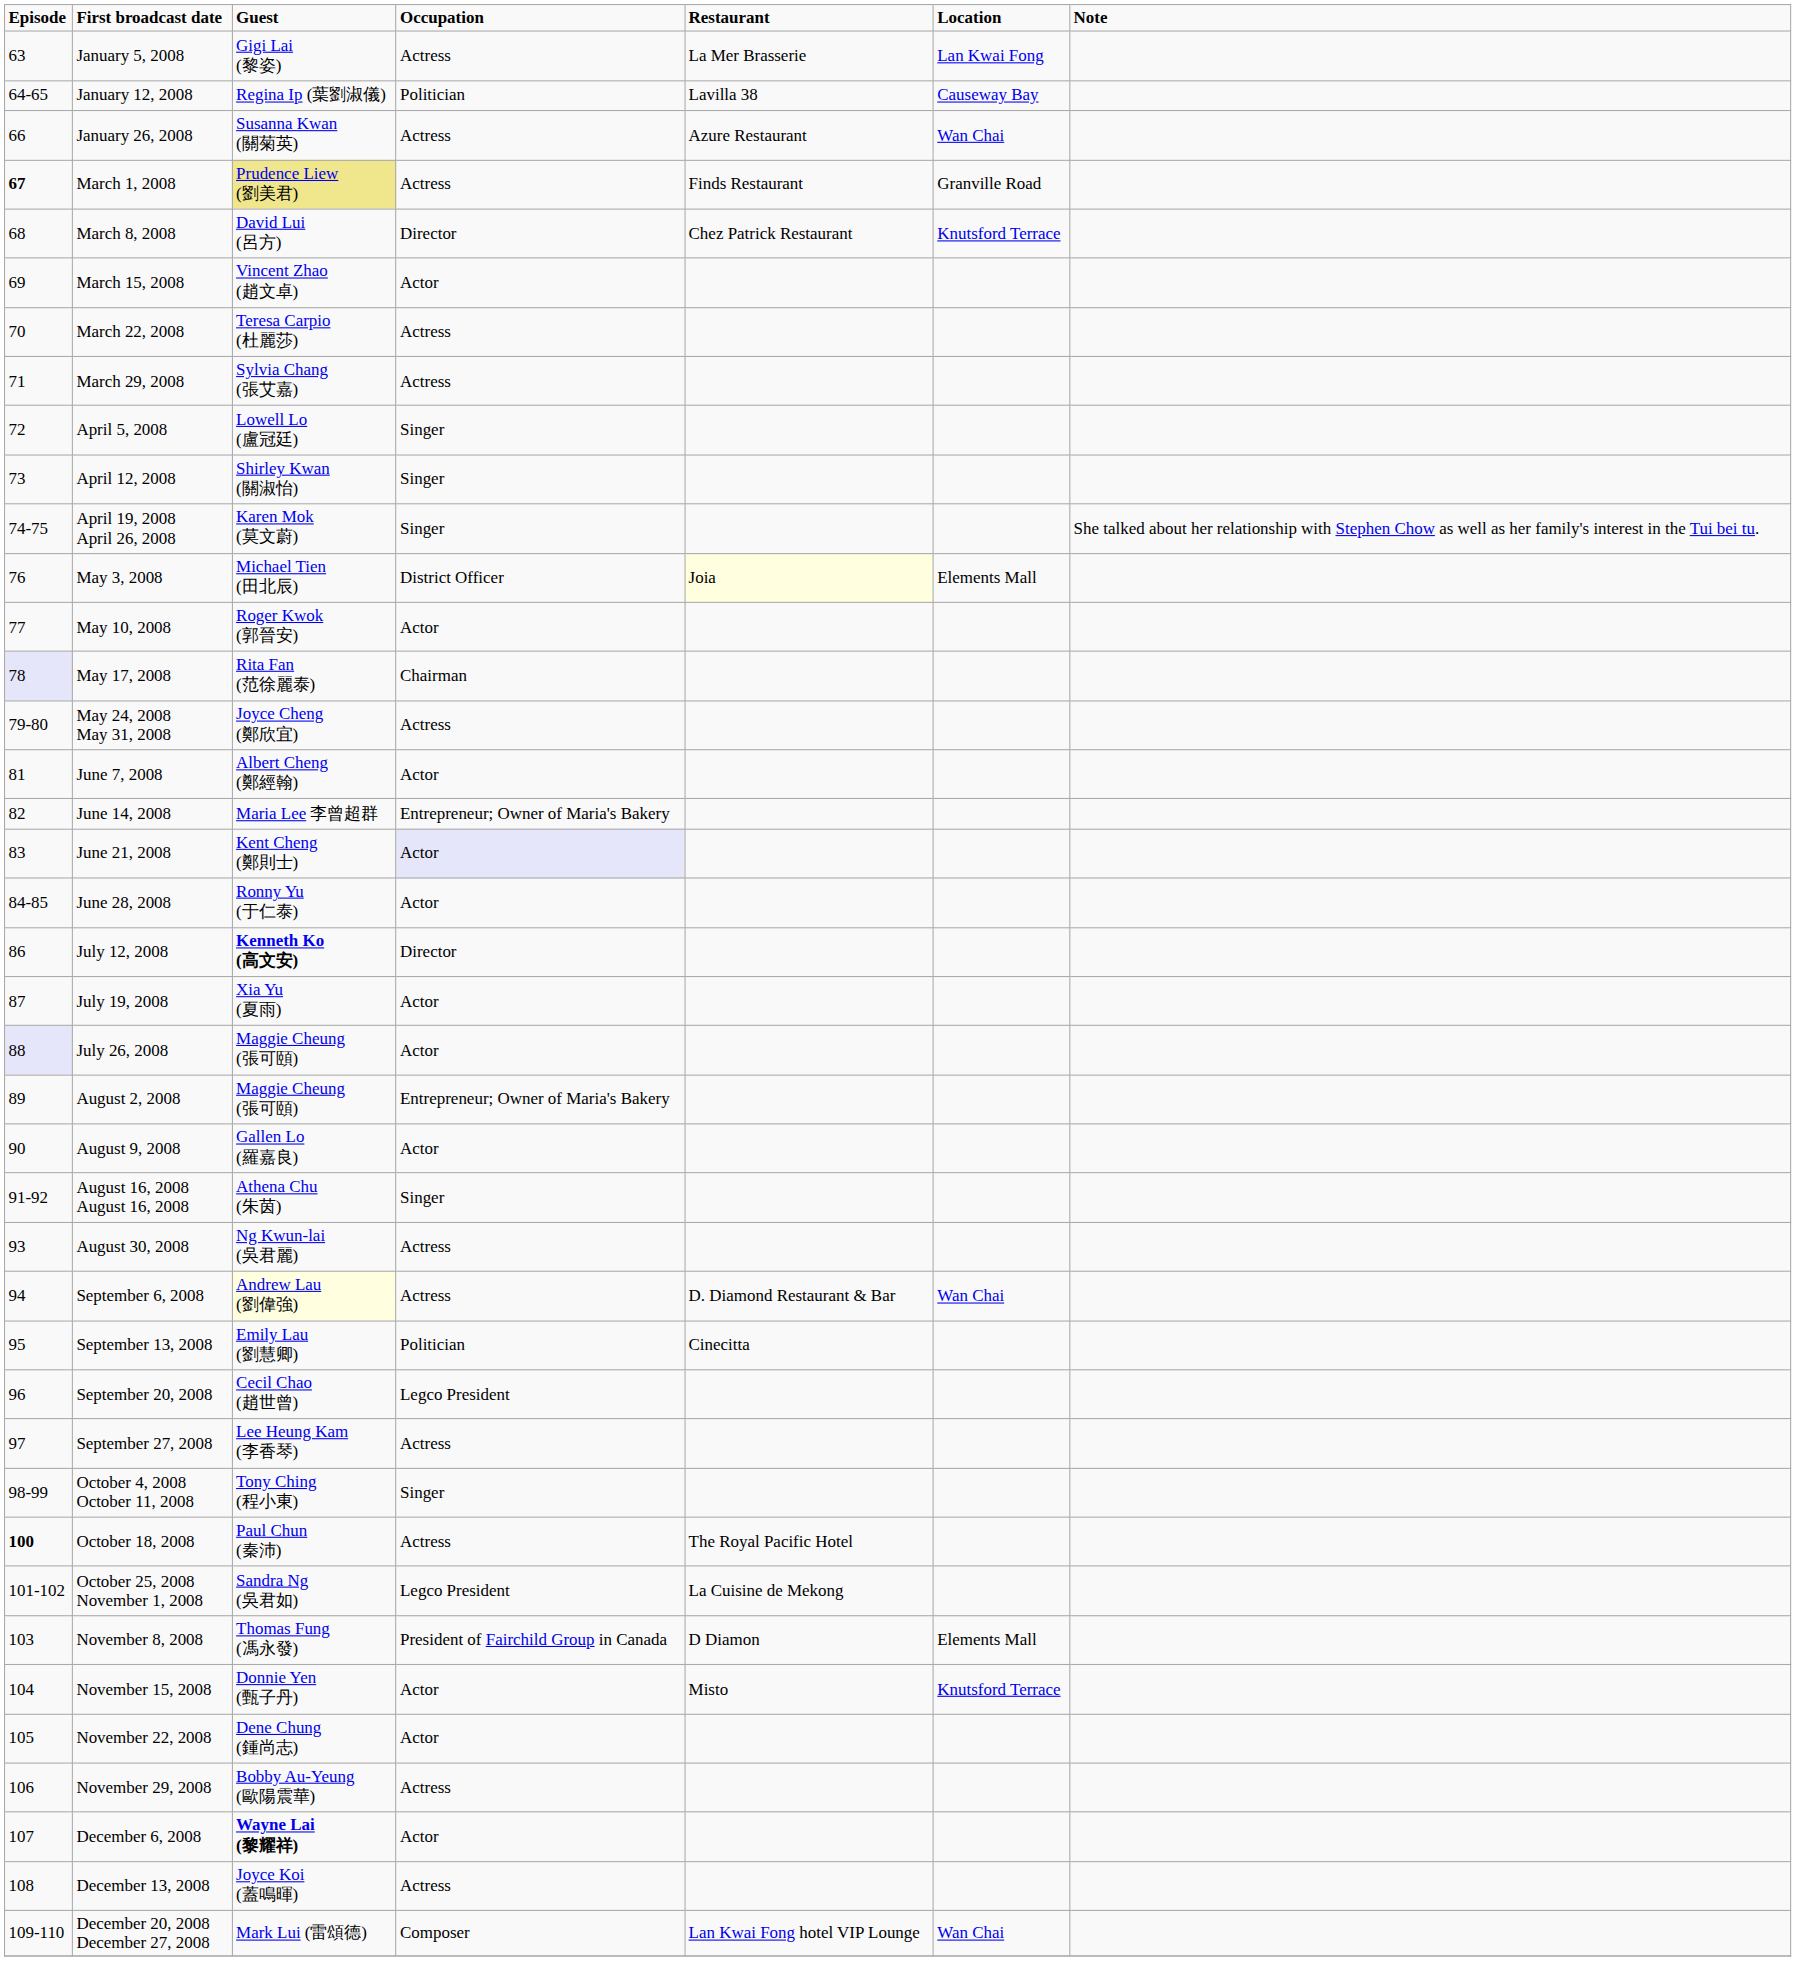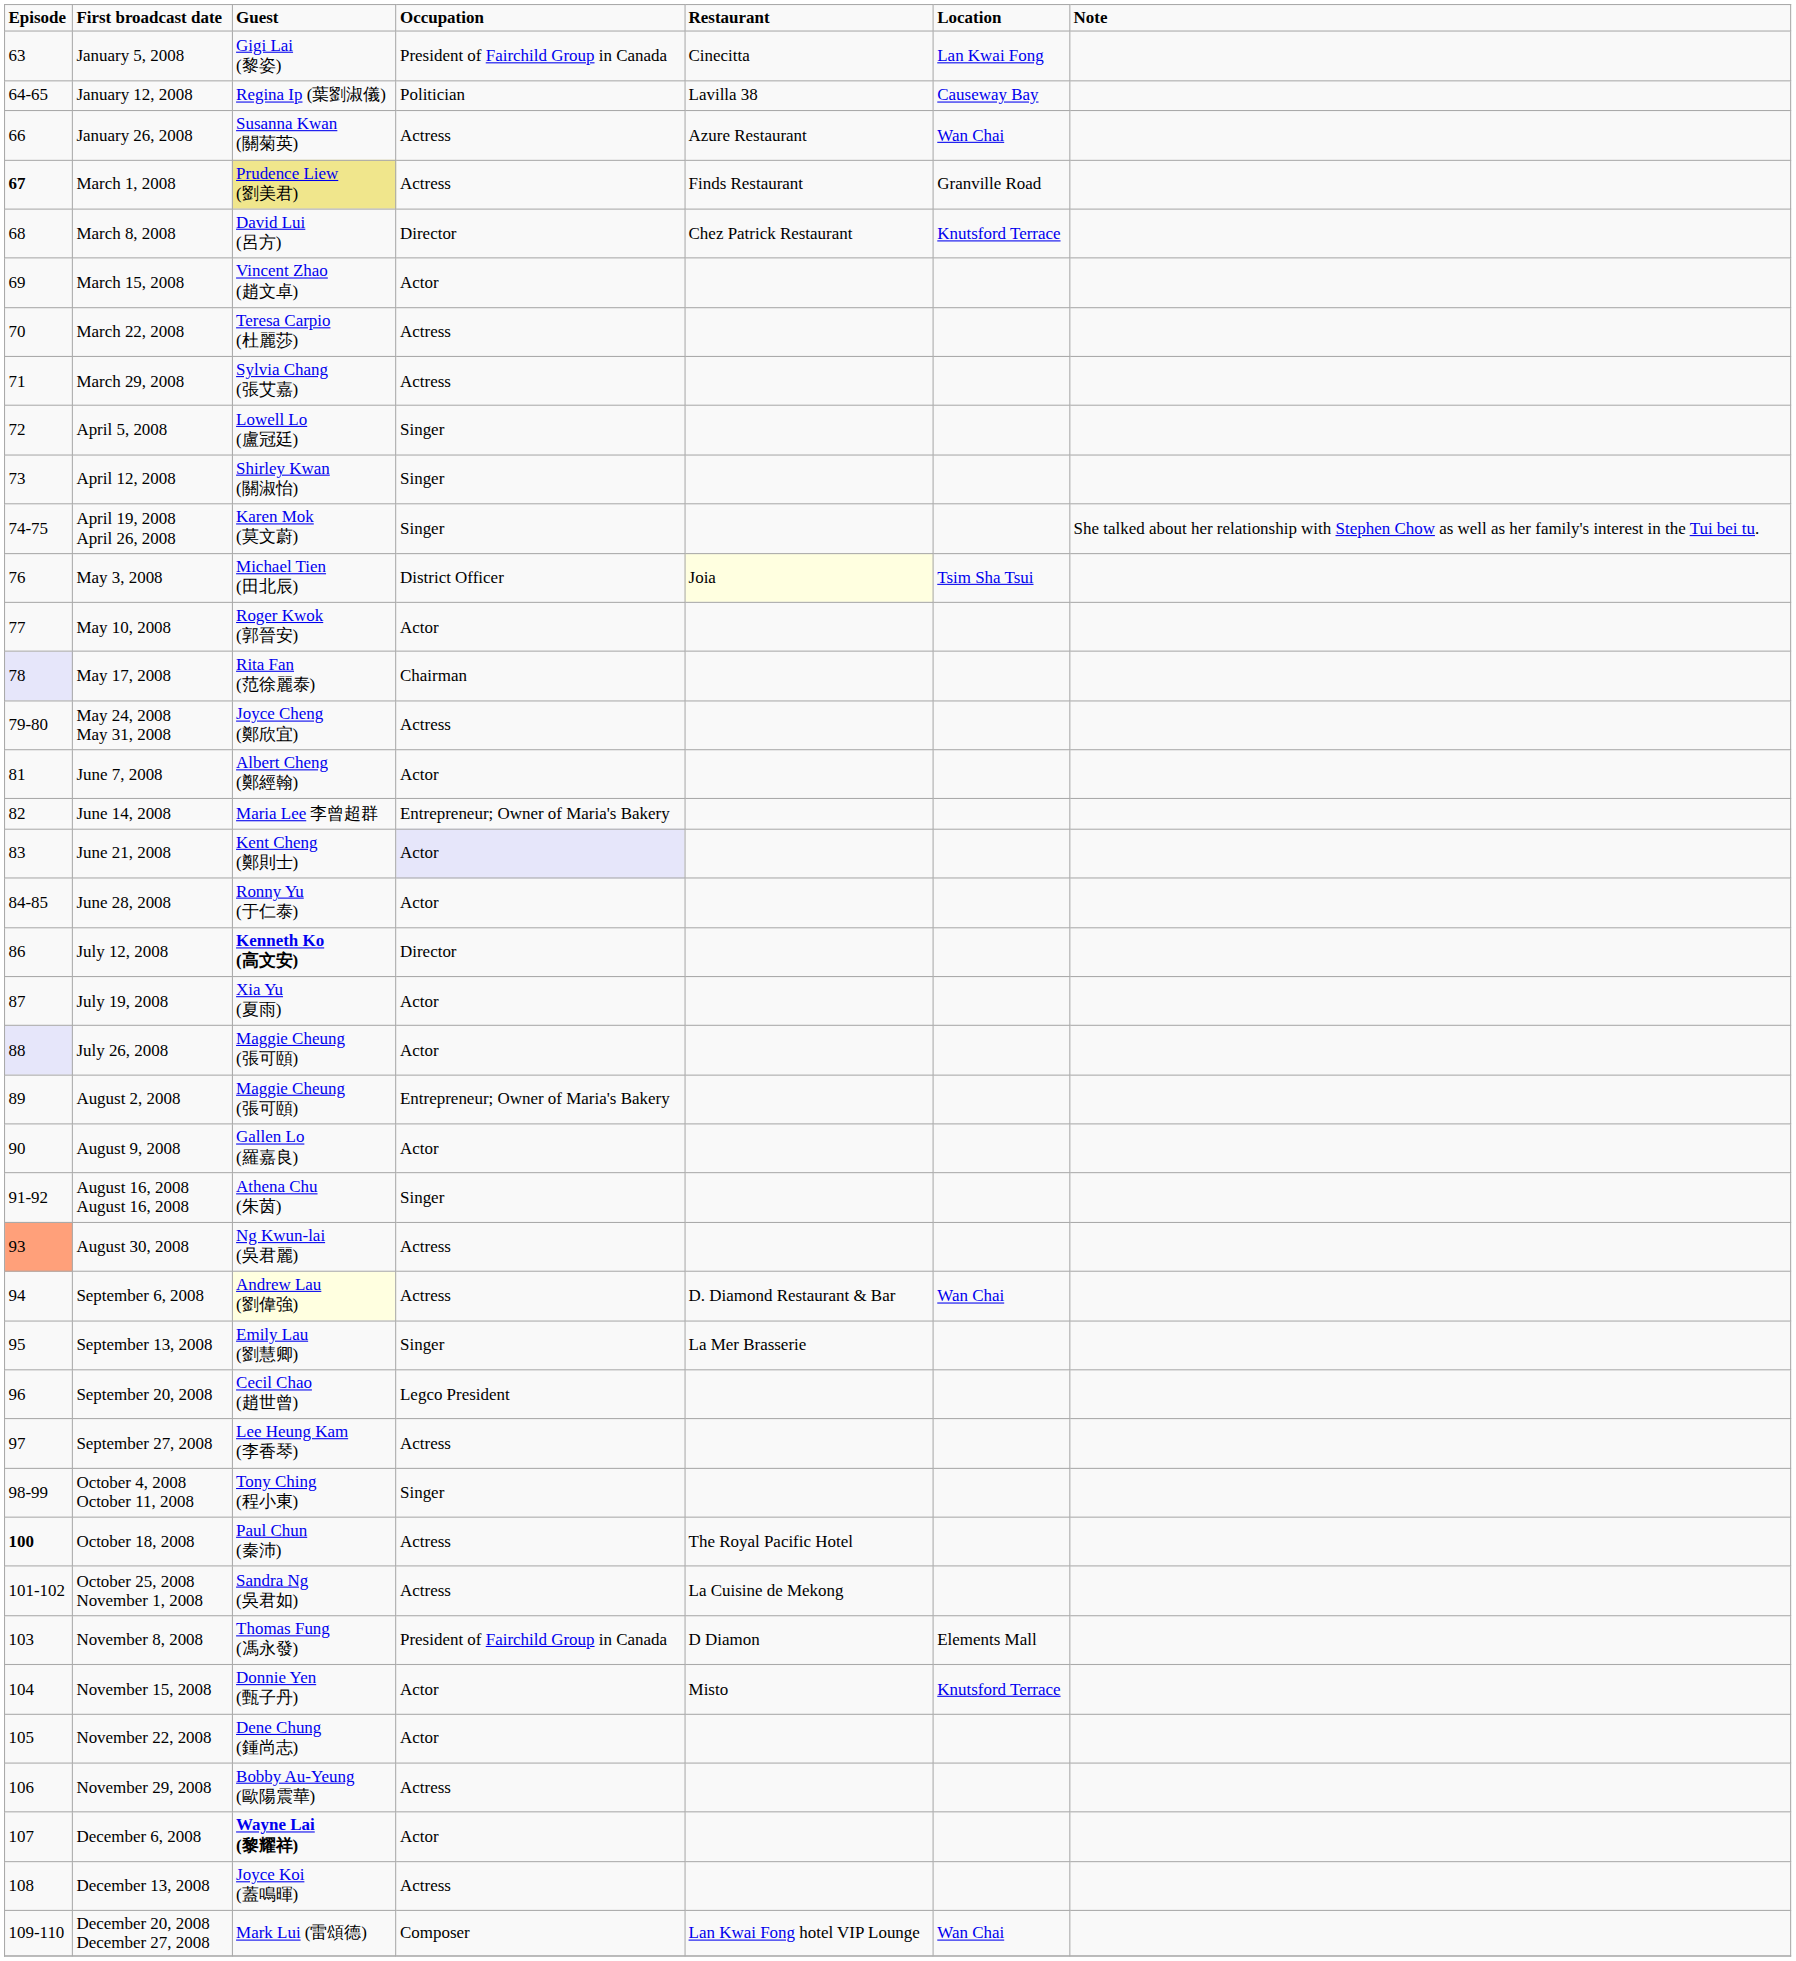(425, 55) Actress -> (534, 55) President of Fairchild Group in Canada
(747, 55) La Mer Brasserie -> (719, 55) Cinecitta
(987, 577) Elements Mall -> (985, 577) Tsim Sha Tsui
(17, 1246) no background -> (17, 1246) lightsalmon background
(433, 1345) Politician -> (422, 1345) Singer
(719, 1345) Cinecitta -> (747, 1345) La Mer Brasserie
(455, 1590) Legco President -> (425, 1590) Actress
